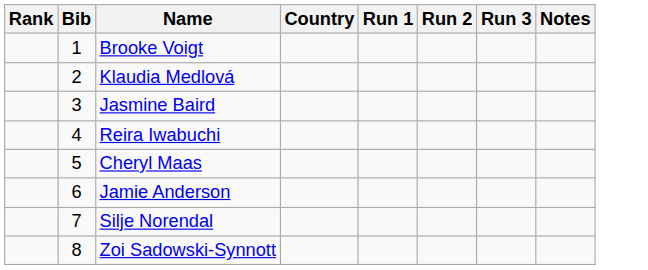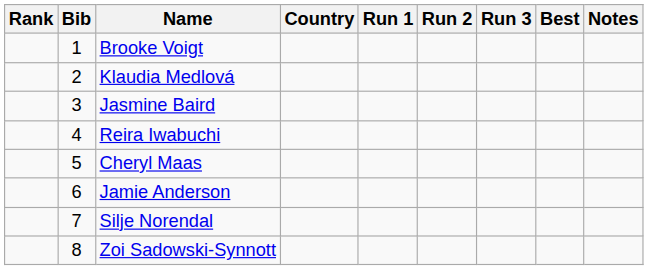+ column: (560, 18)
